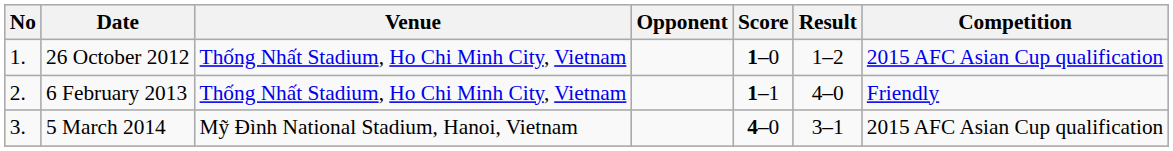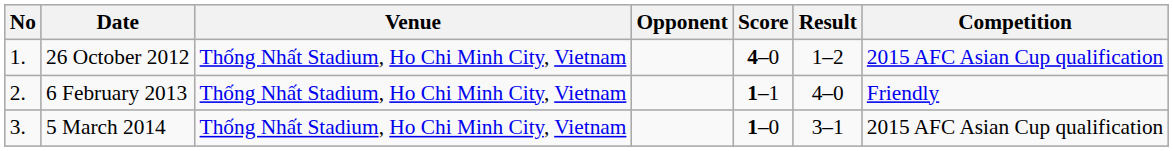(763, 56) 1–0 -> (763, 56) 4–0
(389, 127) Mỹ Đình National Stadium, Hanoi, Vietnam -> (413, 127) Thống Nhất Stadium, Ho Chi Minh City, Vietnam
(763, 127) 4–0 -> (763, 127) 1–0
